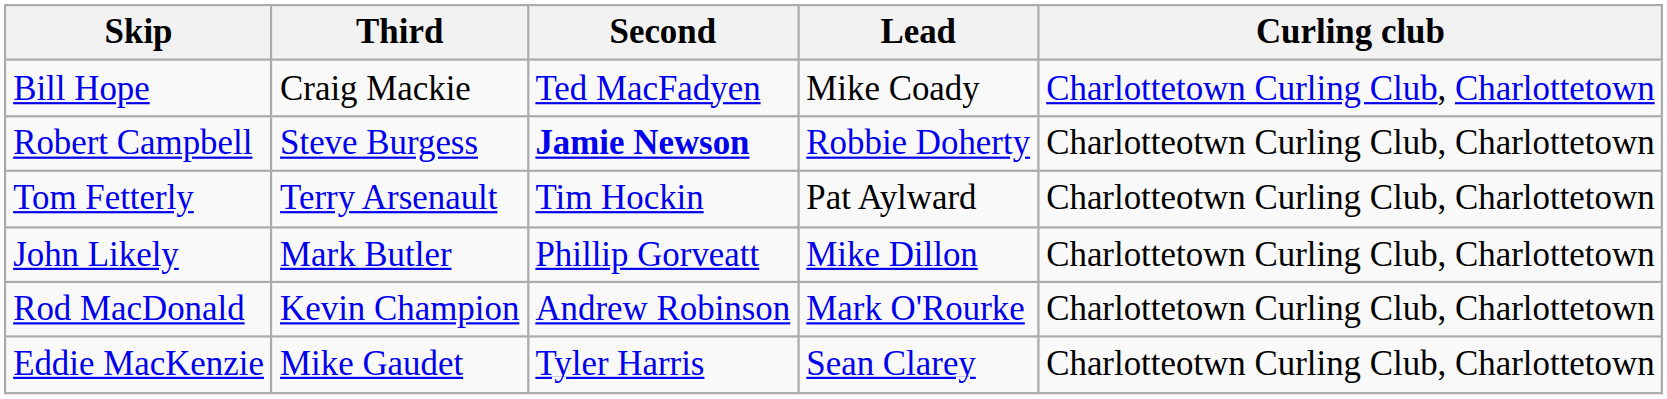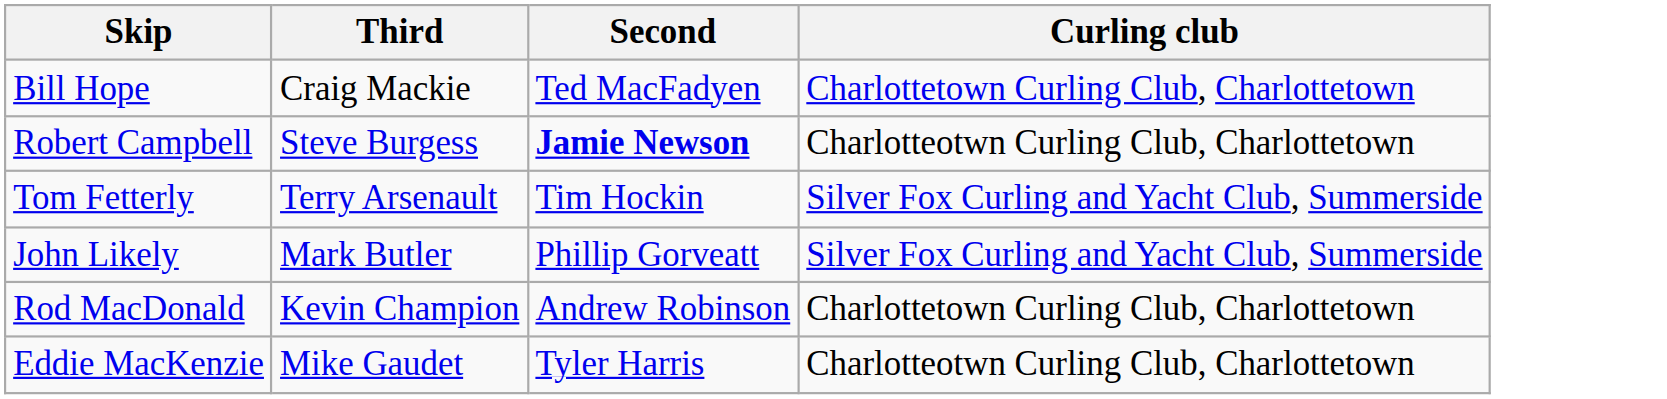- column: (918, 32)
(1350, 198) Charlotteotwn Curling Club, Charlottetown -> (1144, 198) Silver Fox Curling and Yacht Club, Summerside
(1350, 253) Charlottetown Curling Club, Charlottetown -> (1144, 253) Silver Fox Curling and Yacht Club, Summerside
